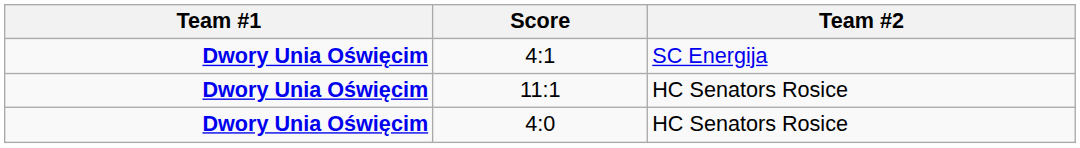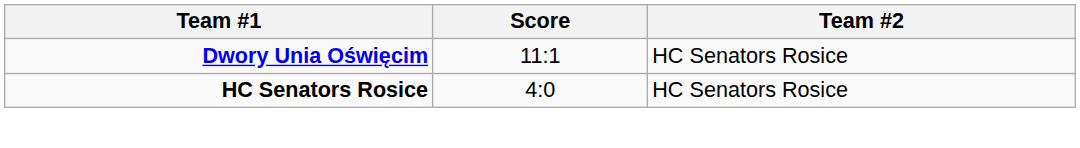- row: (540, 55)
(315, 124) Dwory Unia Oświęcim -> (325, 90) HC Senators Rosice
